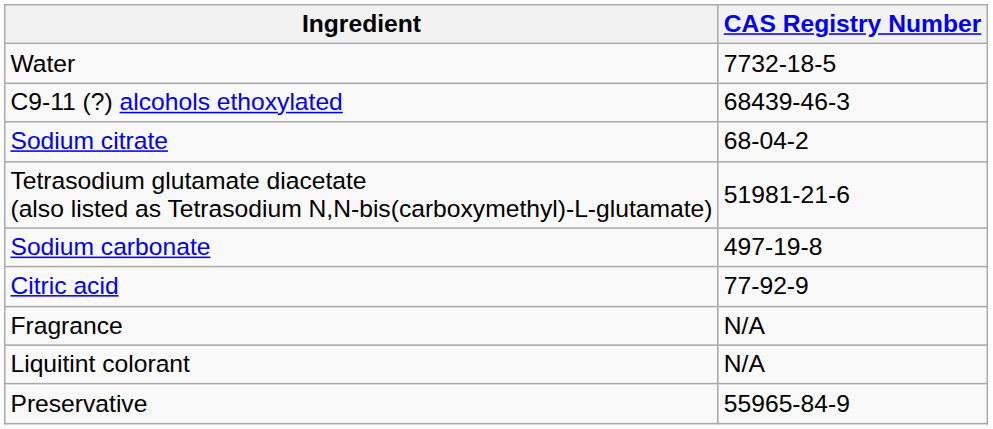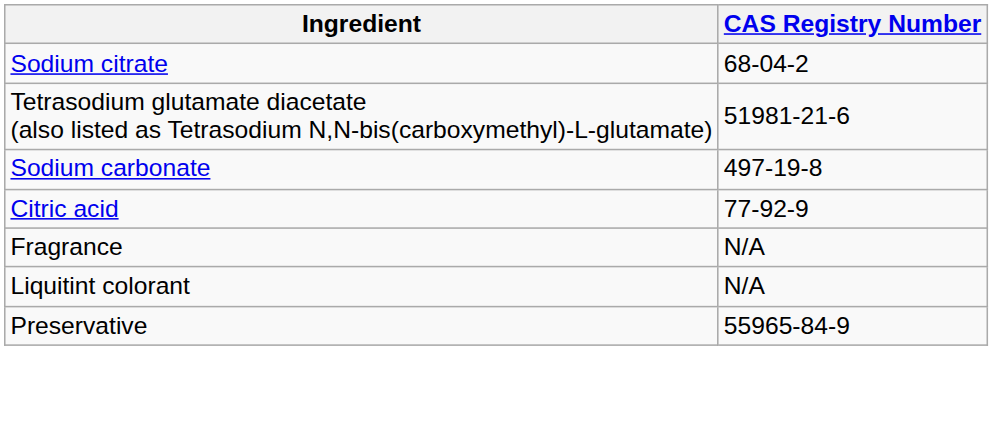- row: (43, 63)
- row: (177, 102)
